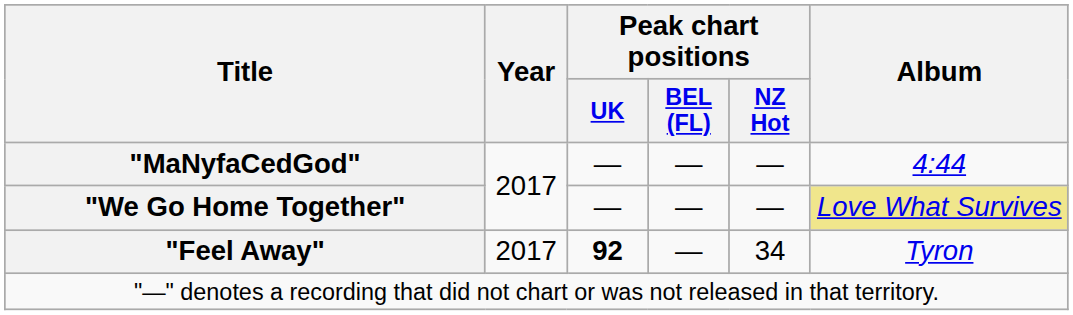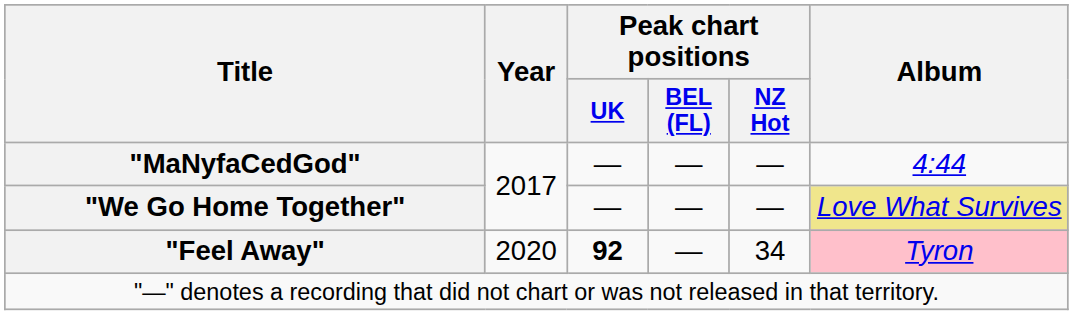(526, 250) 2017 -> (526, 250) 2020
(939, 250) no background -> (939, 250) pink background
